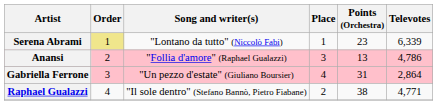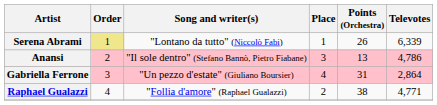(362, 41) 23 -> (362, 41) 26
(216, 58) "Follia d'amore" (Raphael Gualazzi) -> (216, 58) "Il sole dentro" (Stefano Bannò, Pietro Fiabane)
(216, 91) "Il sole dentro" (Stefano Bannò, Pietro Fiabane) -> (216, 91) "Follia d'amore" (Raphael Gualazzi)
